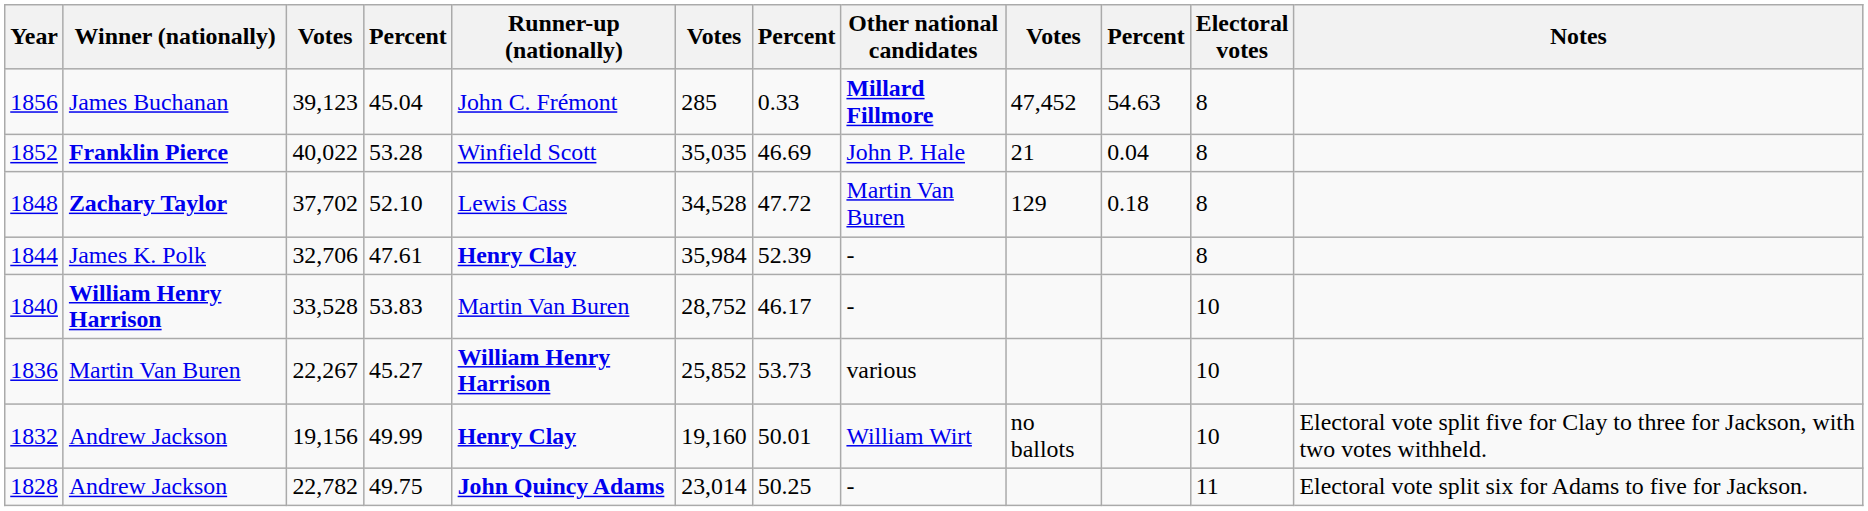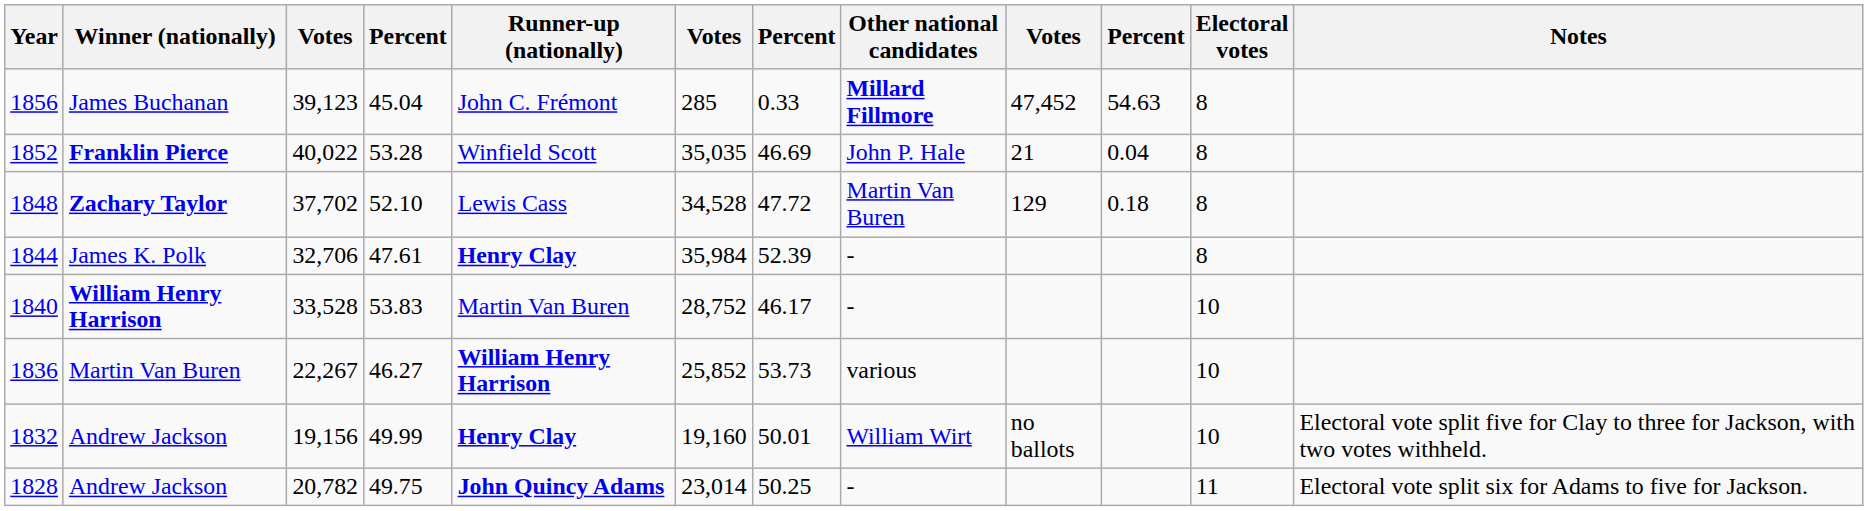(396, 370) 45.27 -> (396, 370) 46.27
(325, 486) 22,782 -> (325, 486) 20,782
